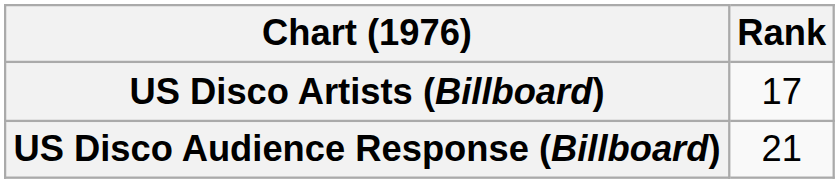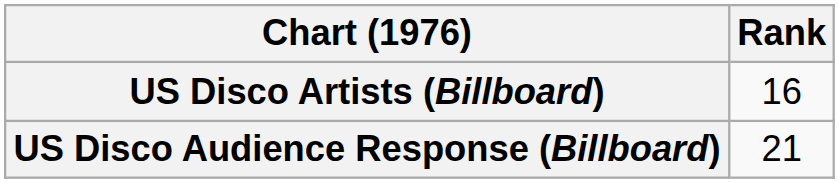(782, 90) 17 -> (782, 90) 16
